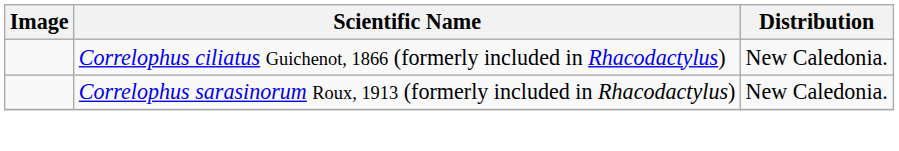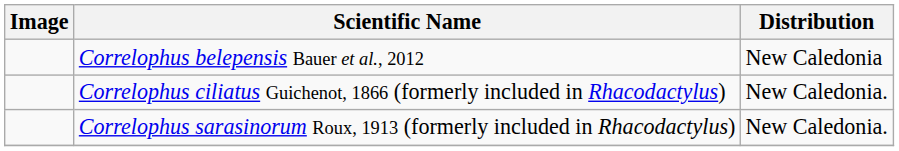+ row: (251, 57)
